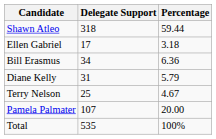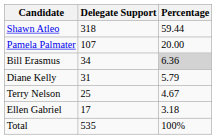rows swapped: (41, 110) <-> (34, 45)
(170, 61) no background -> (170, 61) lightgrey background
